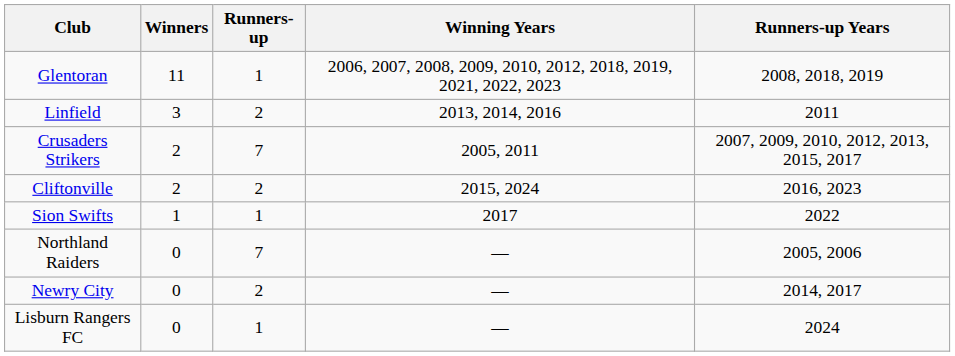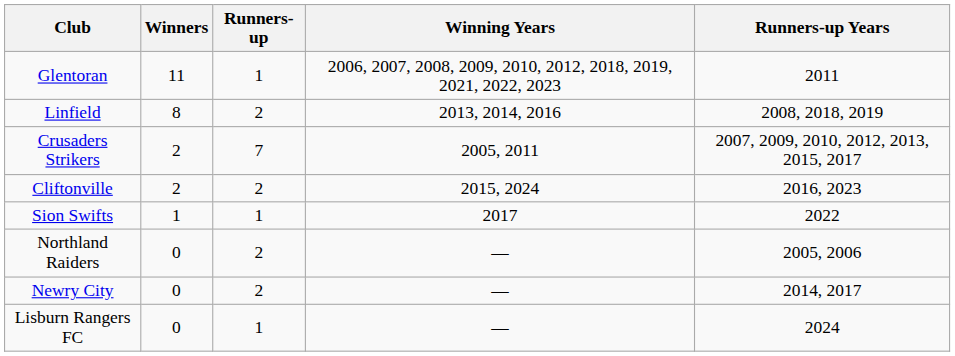(822, 75) 2008, 2018, 2019 -> (822, 75) 2011
(176, 112) 3 -> (176, 112) 8
(822, 112) 2011 -> (822, 112) 2008, 2018, 2019
(259, 252) 7 -> (259, 252) 2
